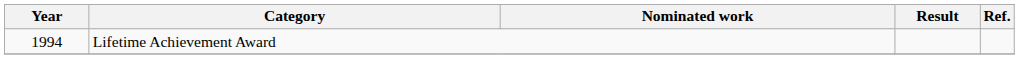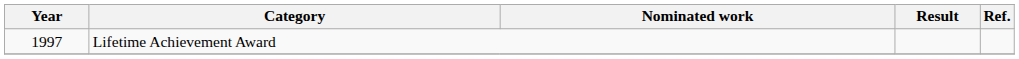(47, 41) 1994 -> (47, 41) 1997
